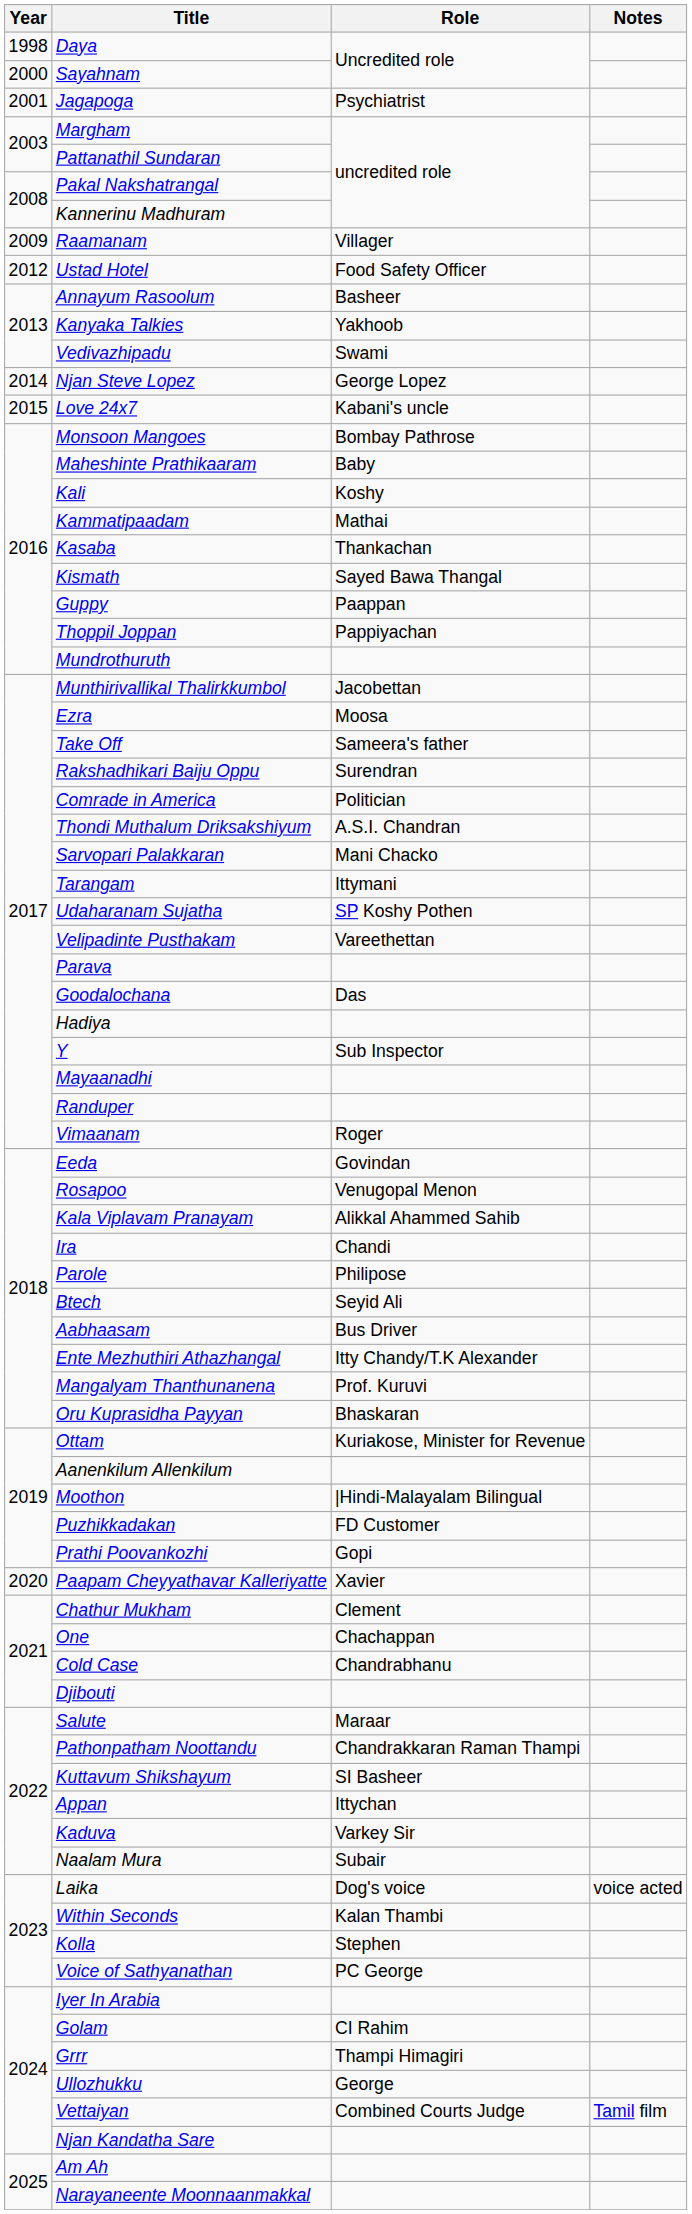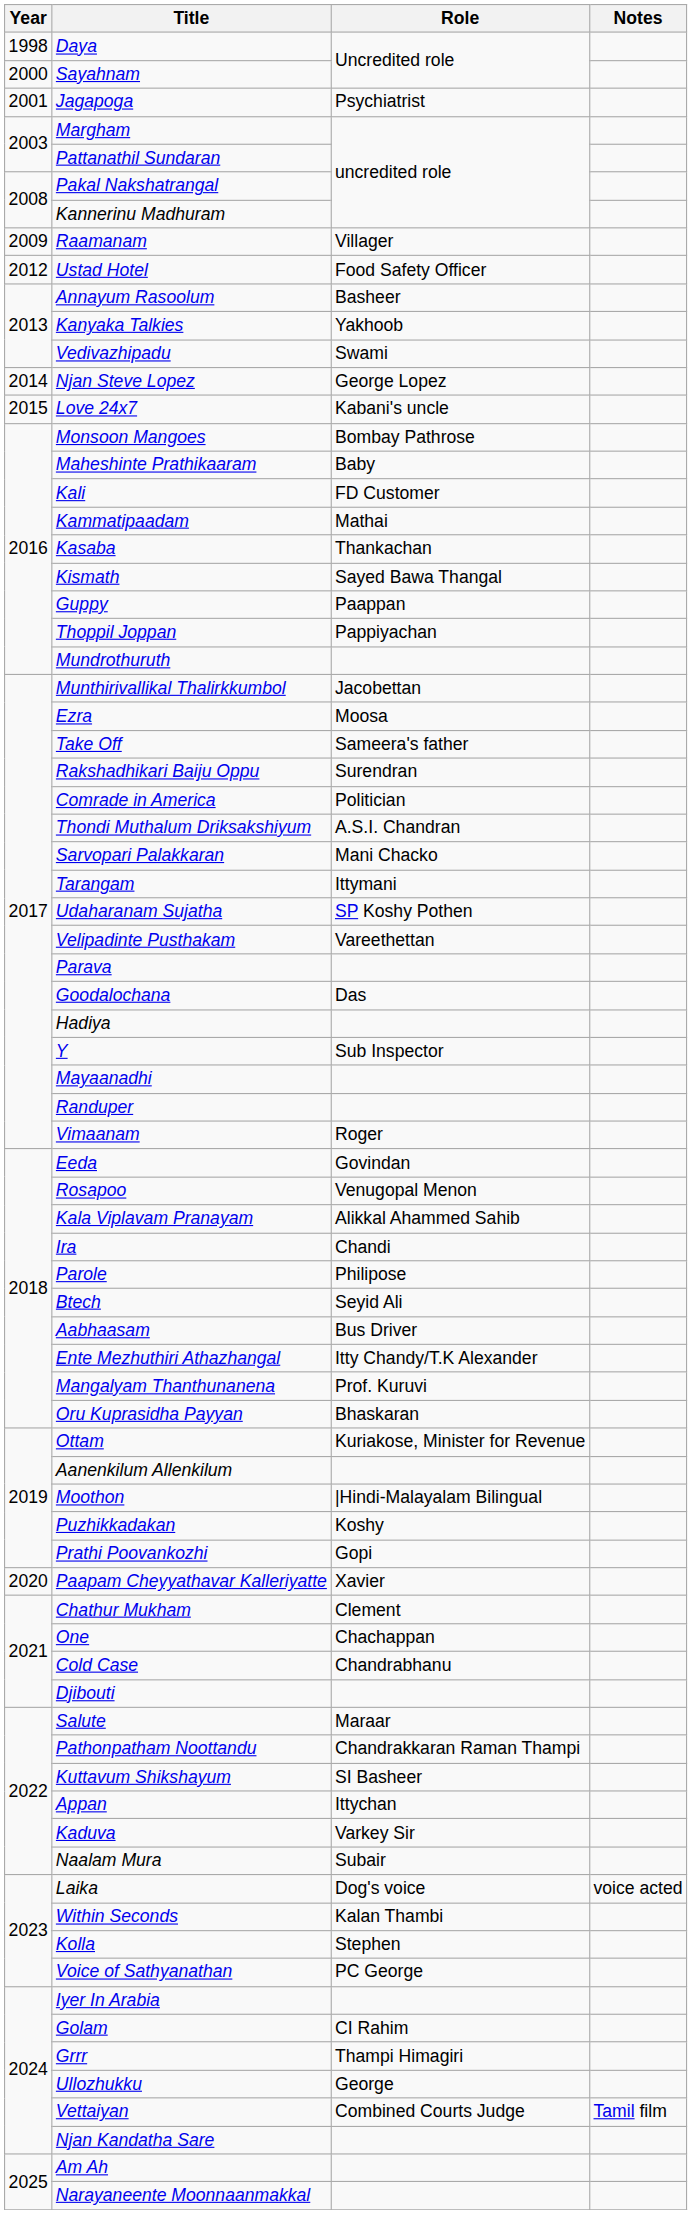(359, 492) Koshy -> (387, 492) FD Customer
(387, 1525) FD Customer -> (359, 1525) Koshy
